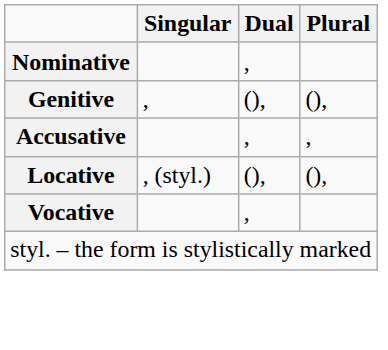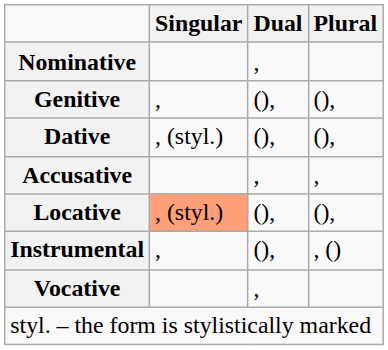+ row: (77, 136)
(177, 174) no background -> (189, 212) lightsalmon background
+ row: (77, 250)
